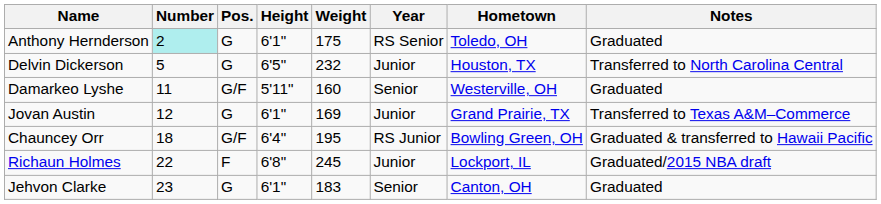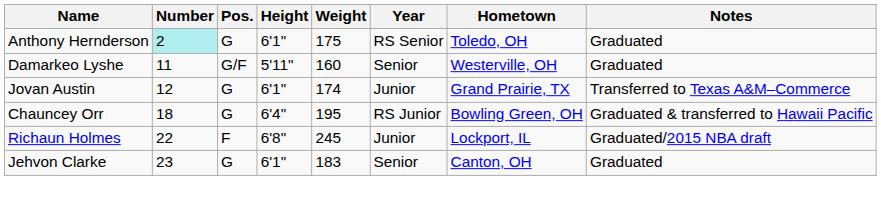- row: (66, 65)
(328, 114) 169 -> (328, 89) 174
(234, 138) G/F -> (227, 114) G
